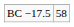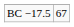(61, 13) 58 -> (61, 13) 67
